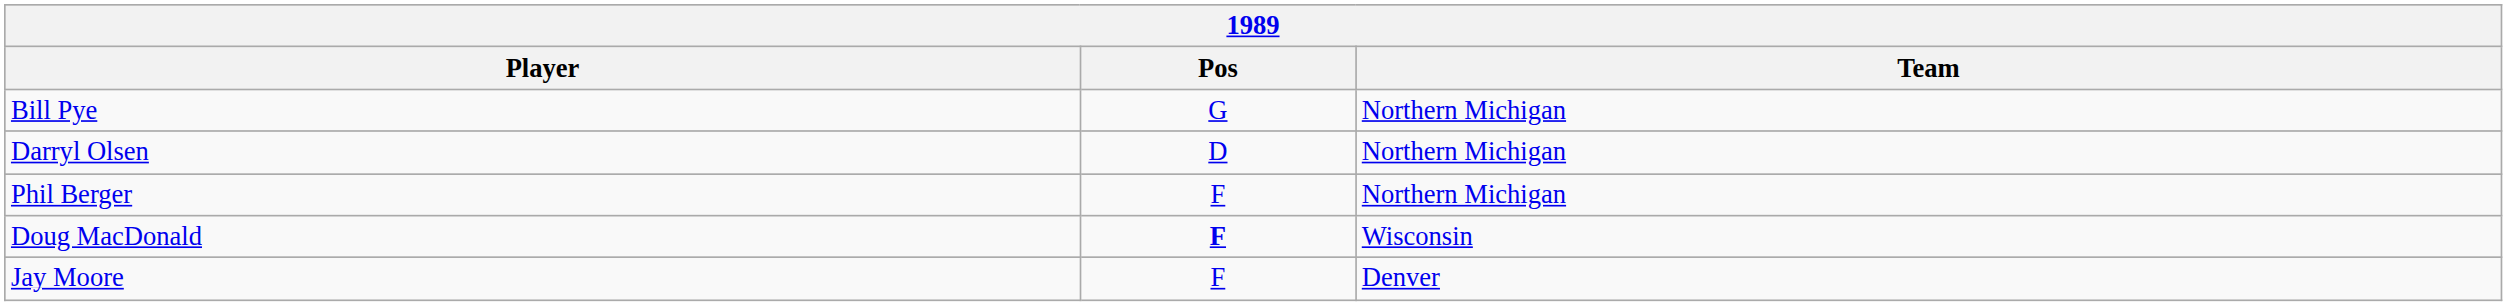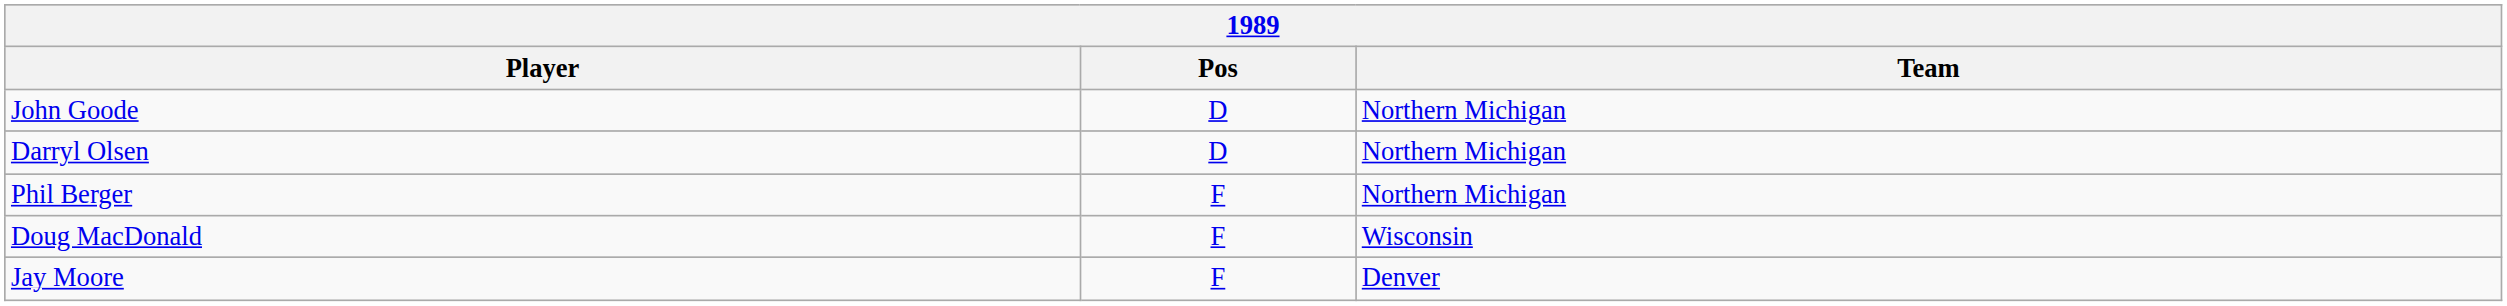- row: (54, 109)
+ row: (75, 109)
(1218, 236) bold -> (1218, 236) normal
